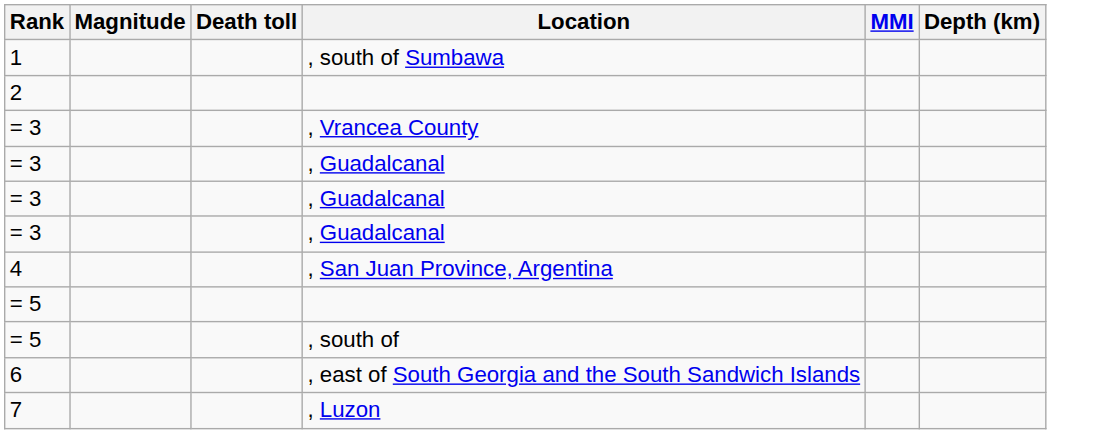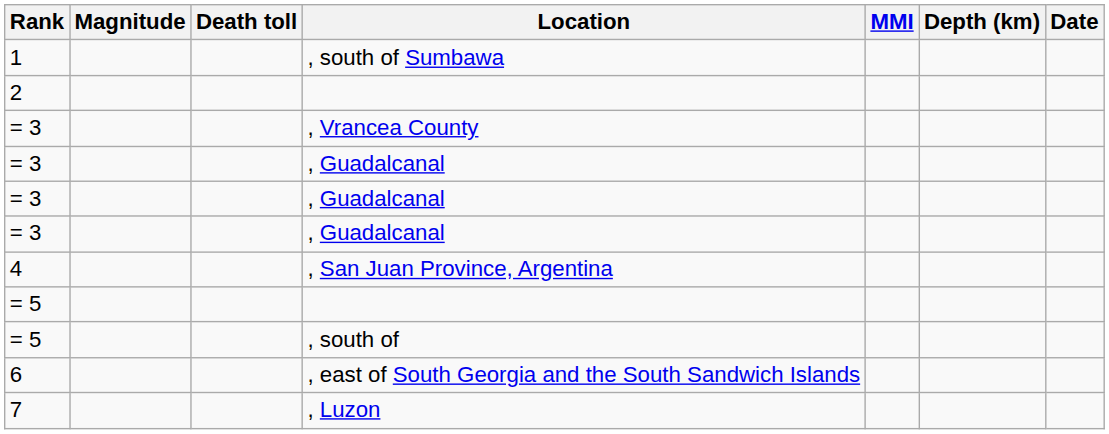+ column: (1074, 22)
